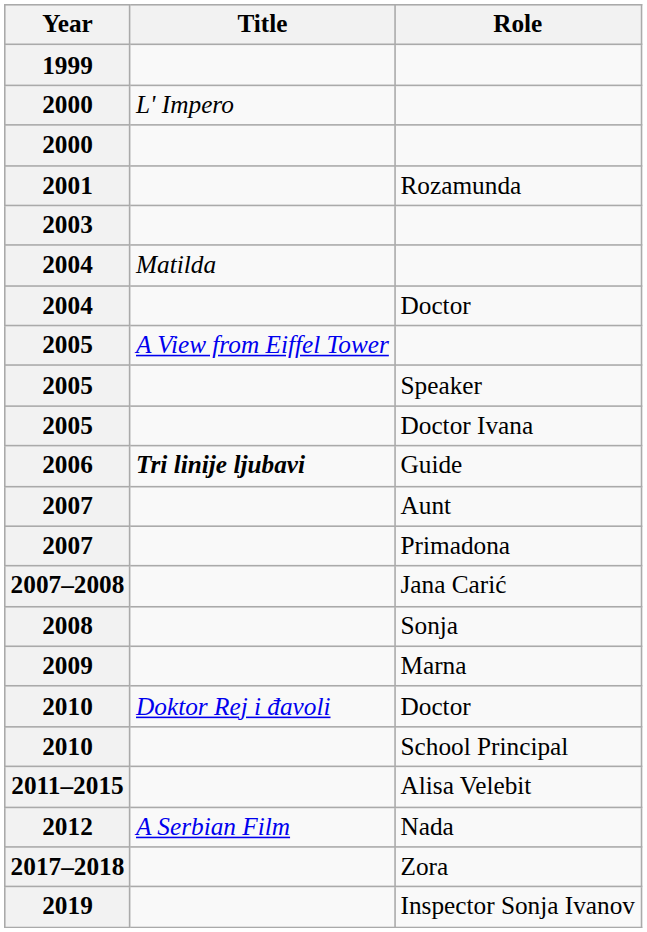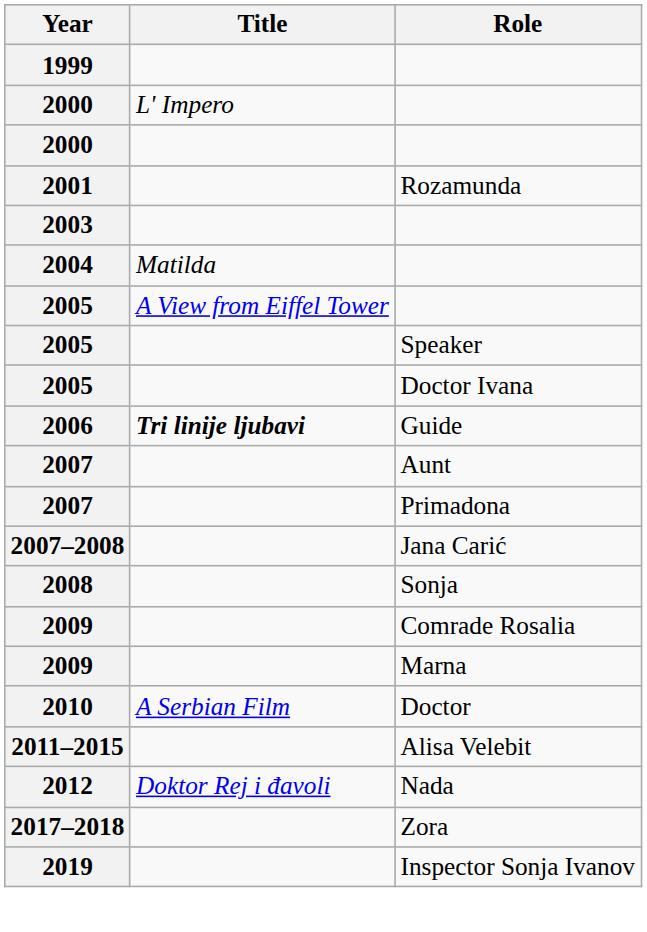- row: (67, 305)
+ row: (67, 625)
(233, 706) Doktor Rej i đavoli -> (213, 706) A Serbian Film
- row: (67, 746)
(213, 826) A Serbian Film -> (233, 786) Doktor Rej i đavoli
